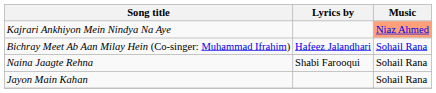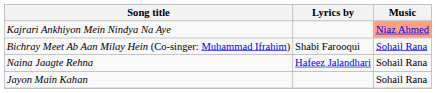(333, 46) Hafeez Jalandhari -> (328, 46) Shabi Farooqui
(328, 63) Shabi Farooqui -> (333, 63) Hafeez Jalandhari
